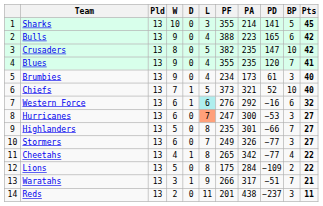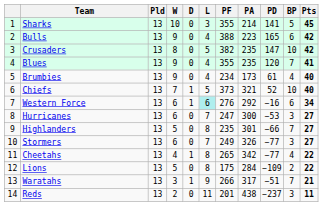(292, 77) 3 -> (292, 77) 4
(309, 103) 32 -> (309, 103) 34
(207, 116) lightsalmon background -> (207, 116) no background
